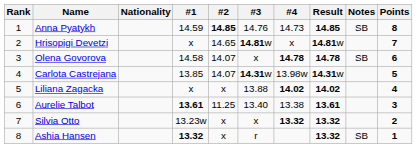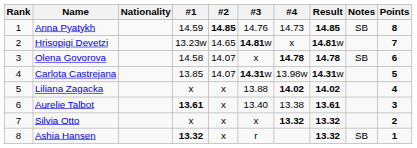(191, 43) x -> (191, 43) 13.23w
(223, 105) 11.25 -> (223, 105) x
(191, 120) 13.23w -> (191, 120) x
